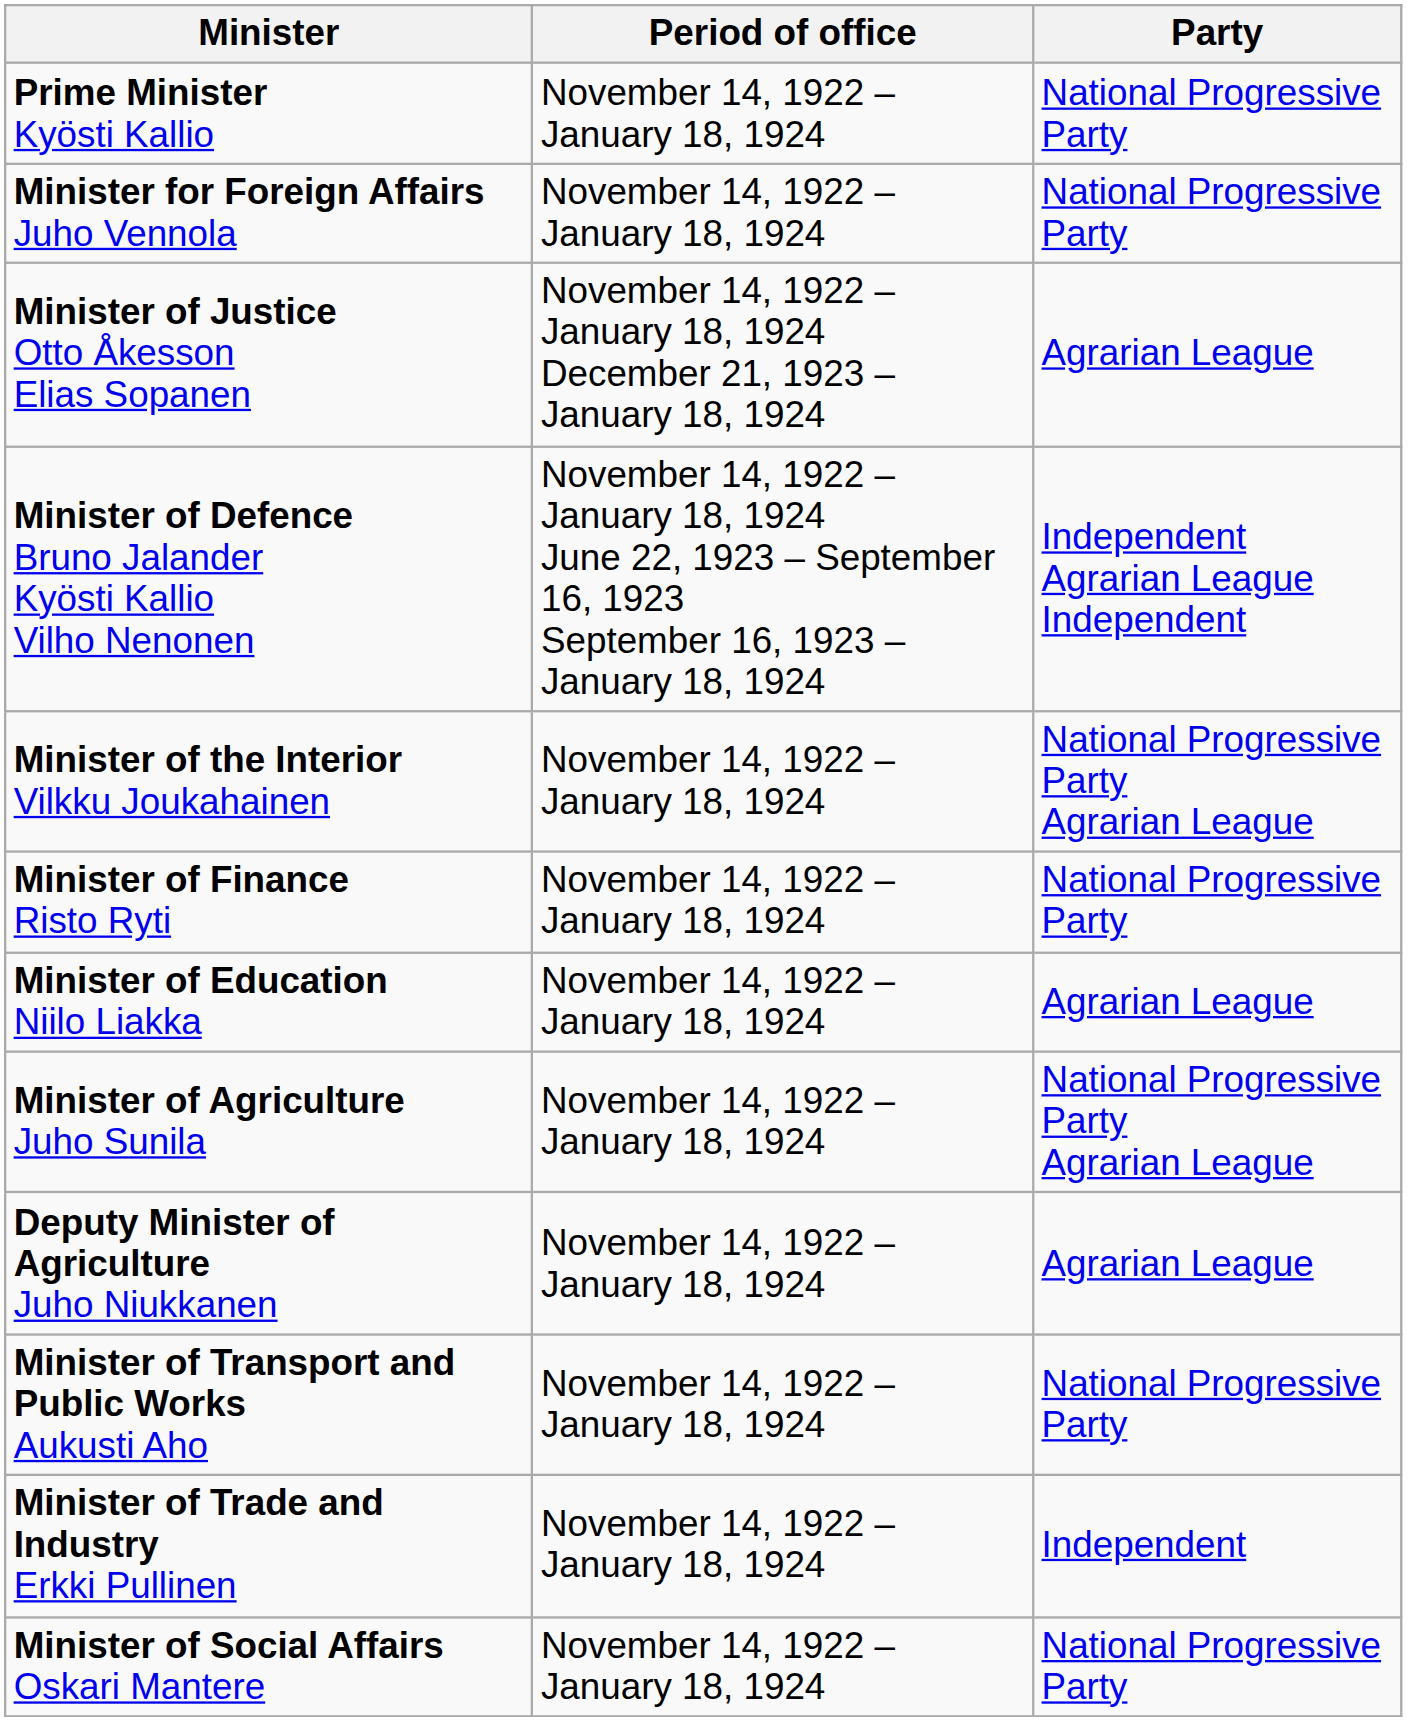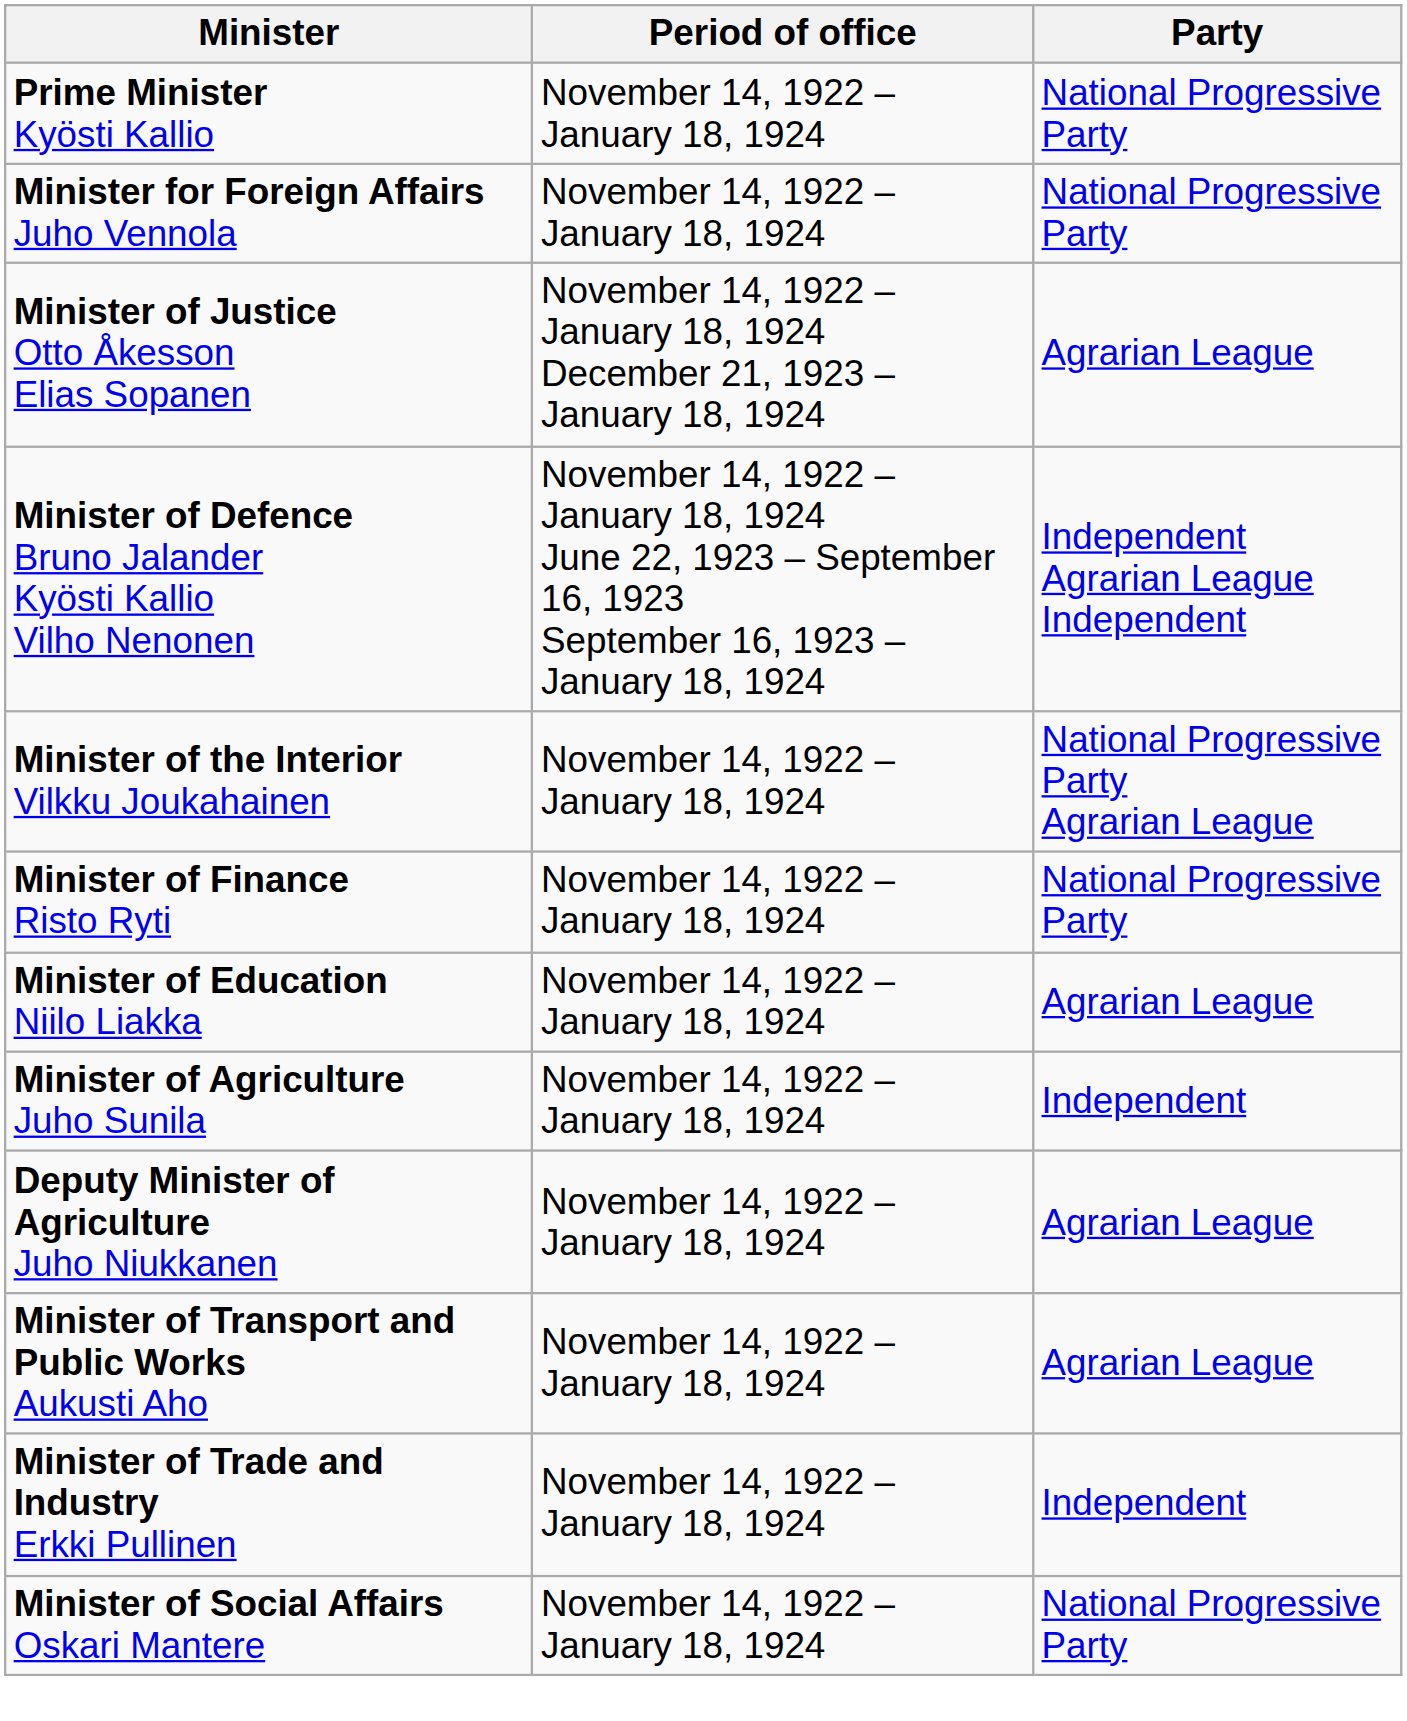(1211, 1121) National Progressive Party Agrarian League -> (1144, 1100) Independent
(1211, 1403) National Progressive Party -> (1178, 1362) Agrarian League
